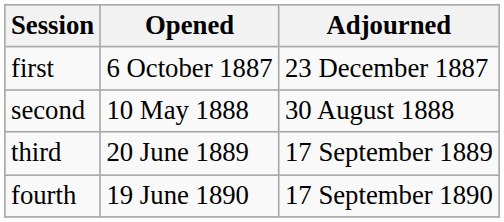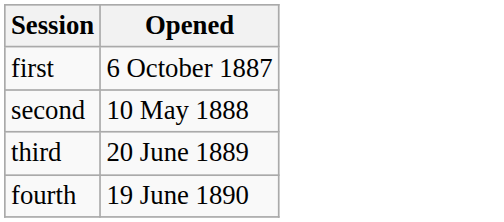- column: (389, 25)
